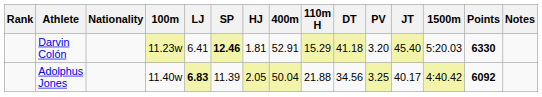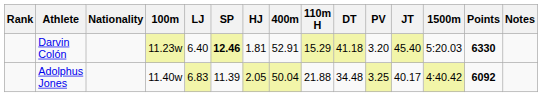(198, 48) 6.41 -> (198, 48) 6.40
(198, 77) bold -> (198, 77) normal
(349, 77) 34.56 -> (349, 77) 34.48
